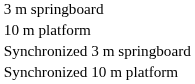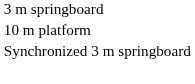- row: (91, 72)
